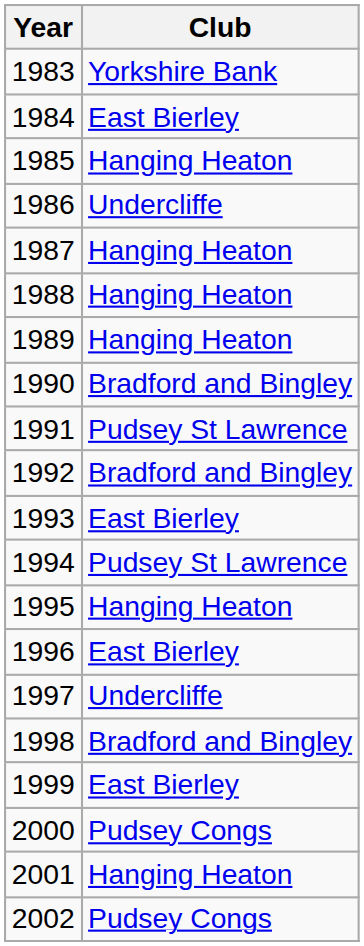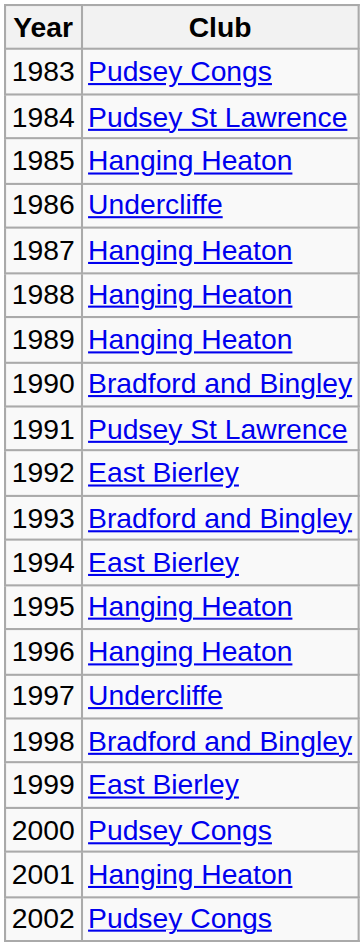(183, 72) Yorkshire Bank -> (180, 72) Pudsey Congs
(163, 116) East Bierley -> (218, 116) Pudsey St Lawrence
(220, 473) Bradford and Bingley -> (163, 473) East Bierley
(163, 517) East Bierley -> (220, 517) Bradford and Bingley
(218, 562) Pudsey St Lawrence -> (163, 562) East Bierley
(163, 651) East Bierley -> (190, 651) Hanging Heaton
